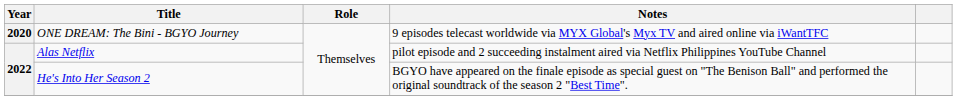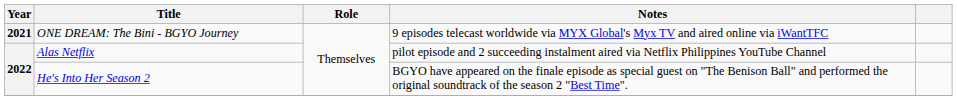(19, 33) 2020 -> (19, 33) 2021
